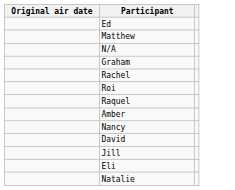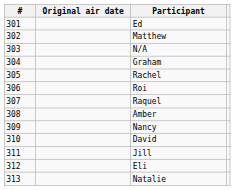+ column: (20, 11)
